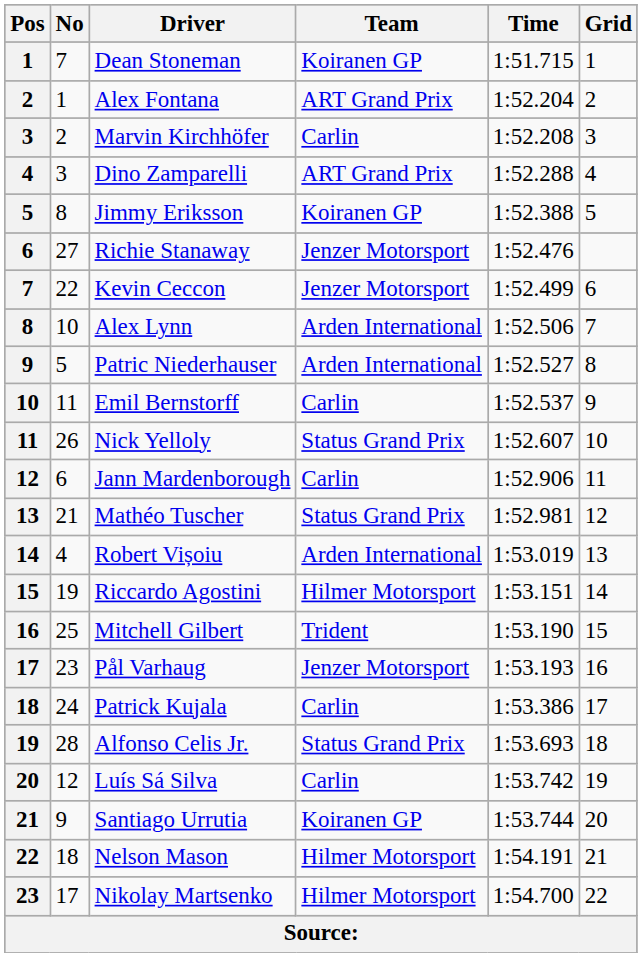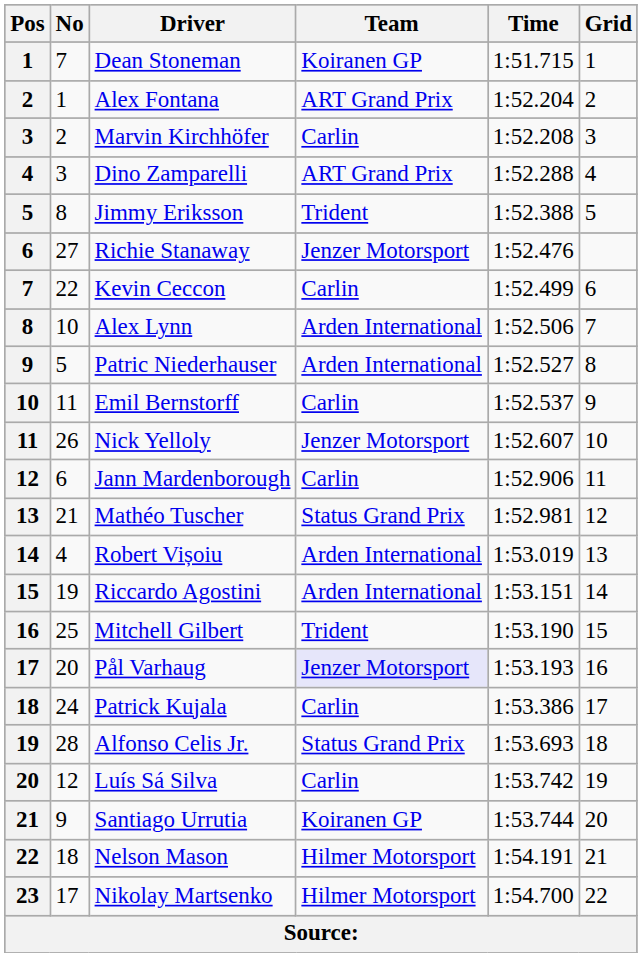(362, 212) Koiranen GP -> (335, 212) Trident
(385, 288) Jenzer Motorsport -> (330, 288) Carlin
(383, 440) Status Grand Prix -> (385, 440) Jenzer Motorsport
(388, 591) Hilmer Motorsport -> (392, 591) Arden International
(67, 667) 23 -> (67, 667) 20
(385, 667) no background -> (385, 667) lavender background
